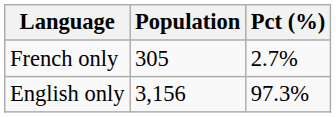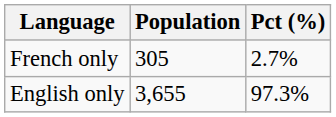(160, 93) 3,156 -> (160, 93) 3,655
